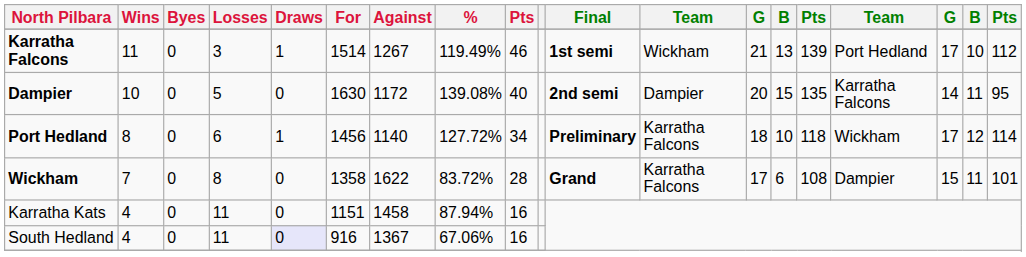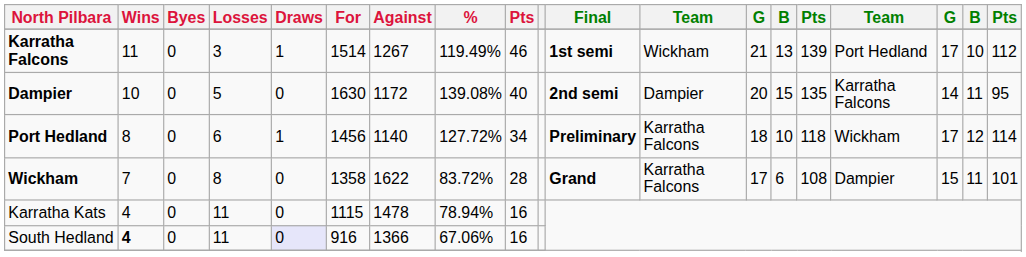(348, 212) 1151 -> (347, 212) 1115
(391, 212) 1458 -> (391, 212) 1478
(466, 212) 87.94% -> (466, 212) 78.94%
(126, 237) normal -> (126, 237) bold
(391, 237) 1367 -> (391, 237) 1366
